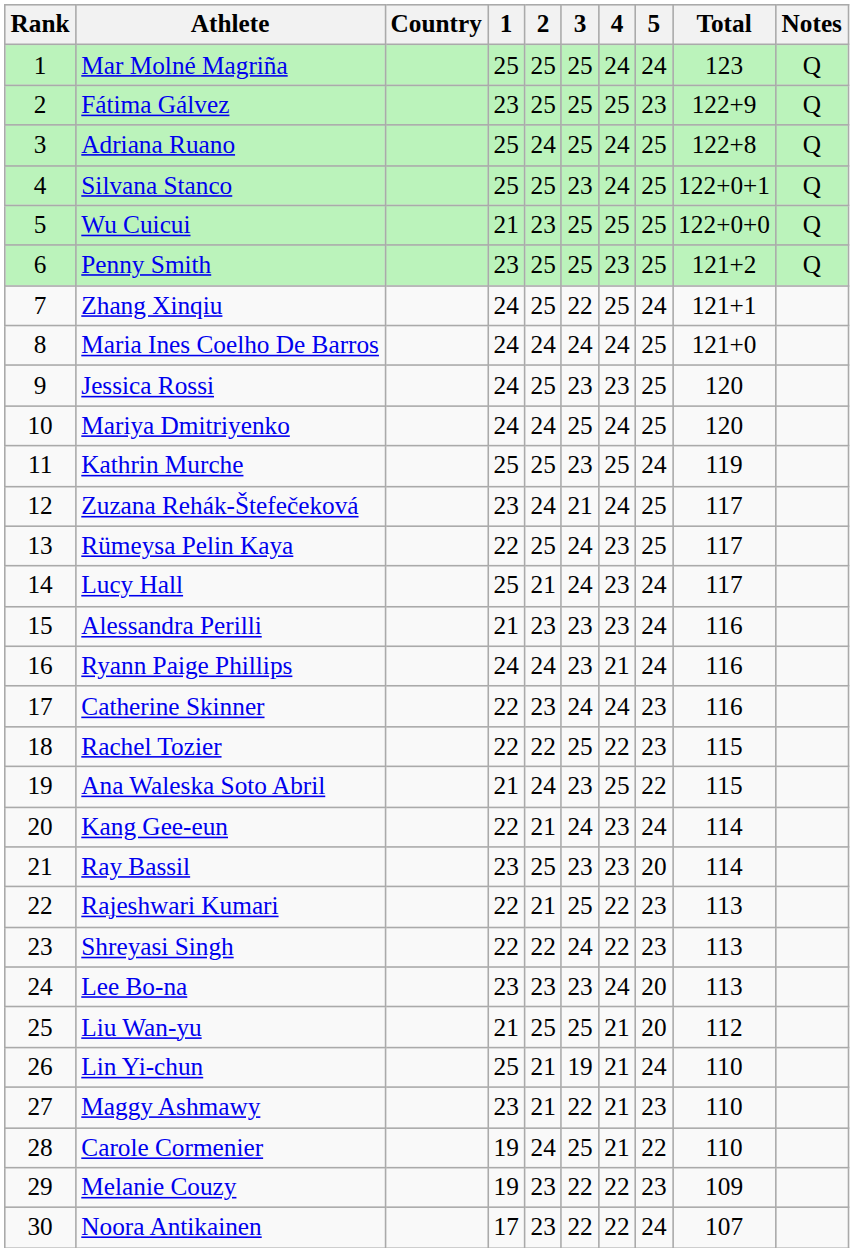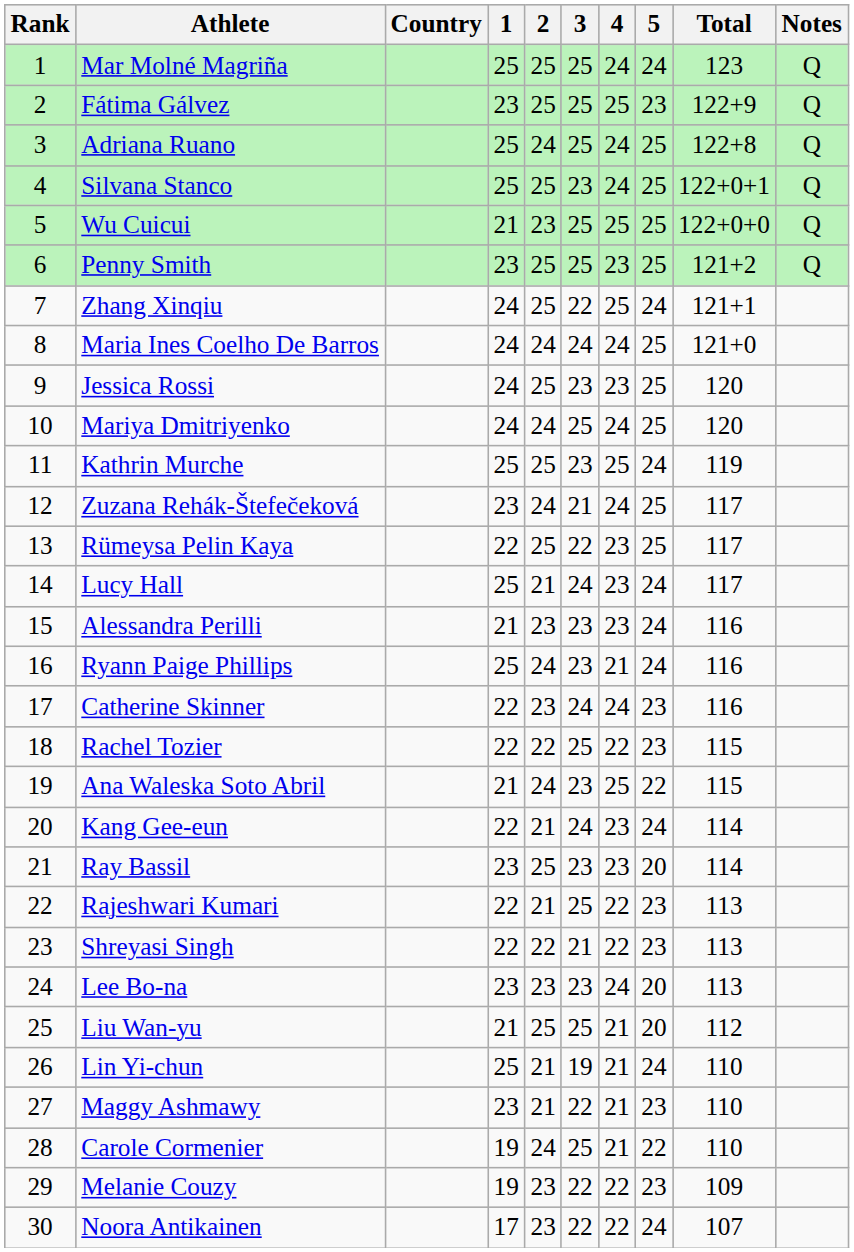(580, 545) 24 -> (580, 545) 22
(506, 666) 24 -> (506, 666) 25
(580, 946) 24 -> (580, 946) 21
